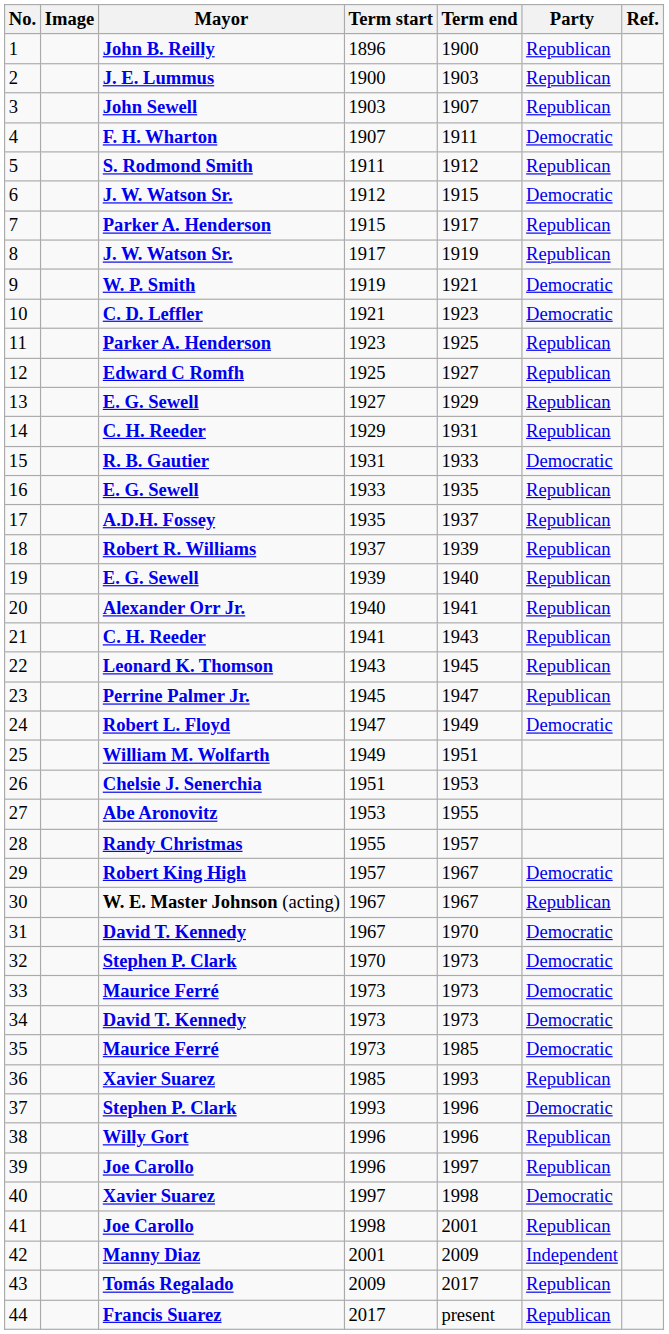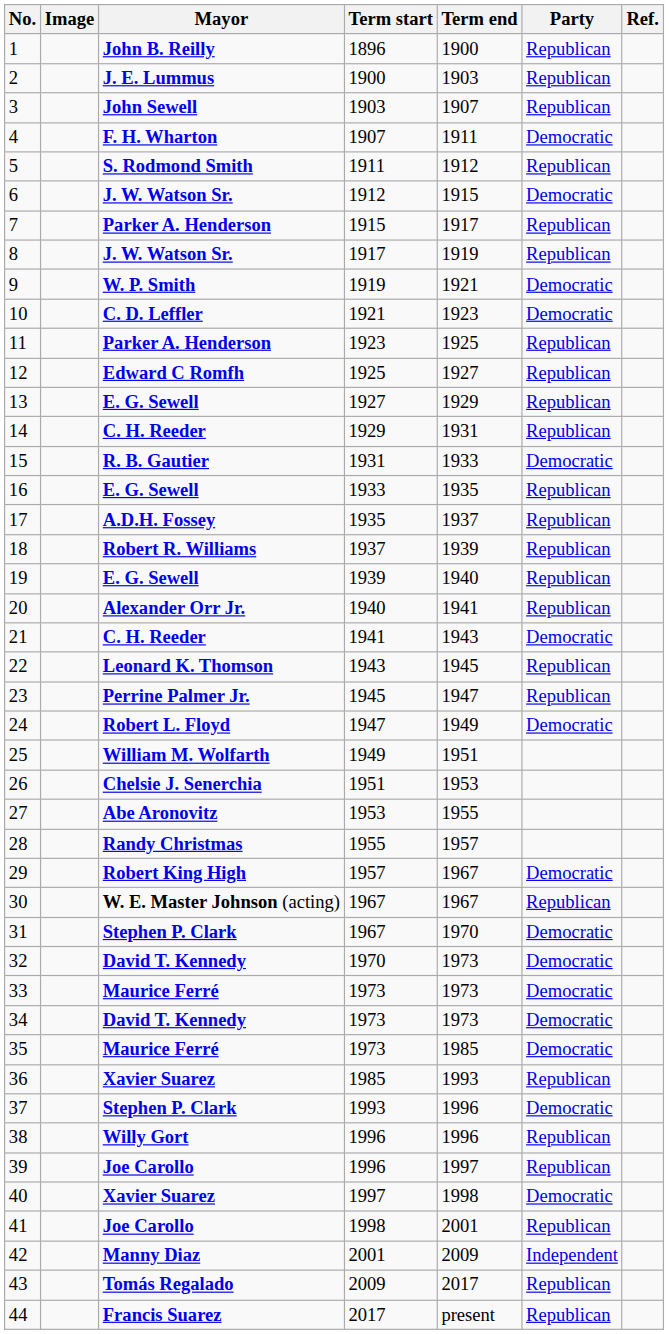(568, 637) Republican -> (569, 637) Democratic
(174, 931) David T. Kennedy -> (170, 931) Stephen P. Clark
(170, 961) Stephen P. Clark -> (174, 961) David T. Kennedy
